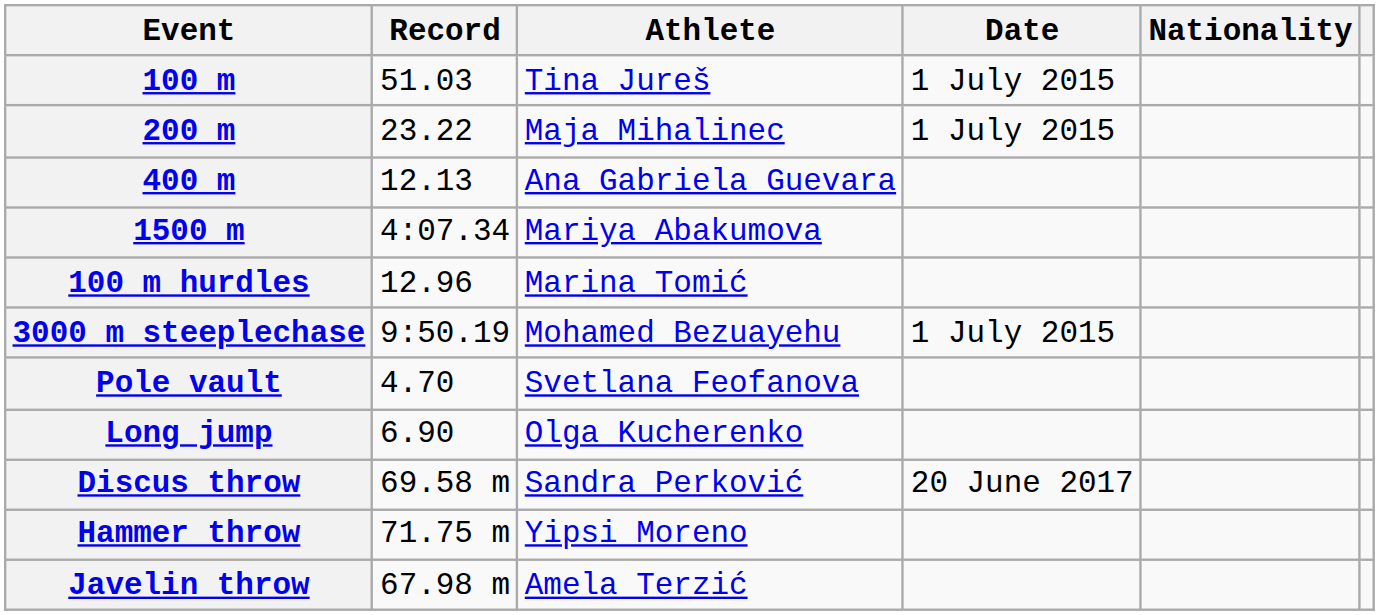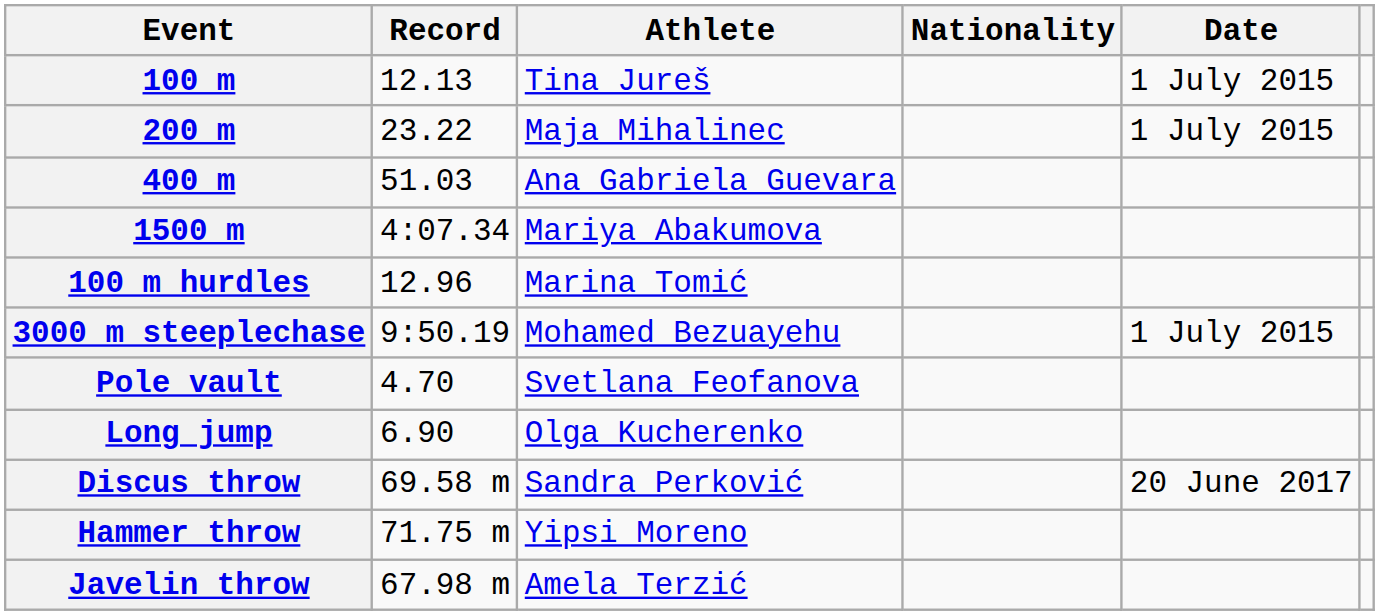columns swapped: (1251, 30) <-> (1022, 30)
(427, 81) 51.03 -> (427, 81) 12.13
(427, 182) 12.13 -> (427, 182) 51.03
